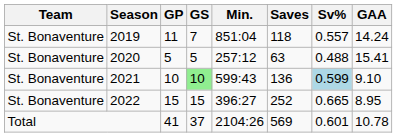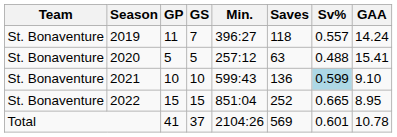(236, 36) 851:04 -> (236, 36) 396:27
(197, 79) lightgreen background -> (197, 79) no background
(236, 100) 396:27 -> (236, 100) 851:04
